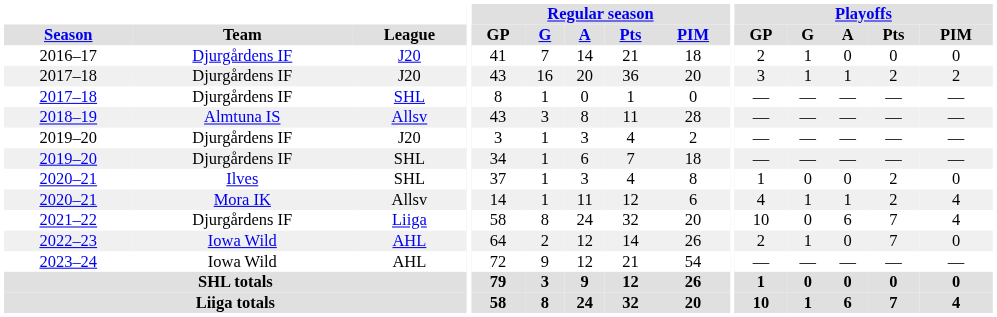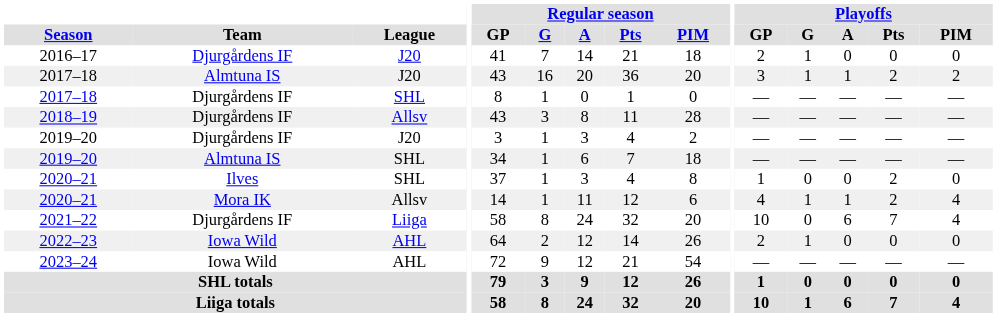(242, 76) Djurgårdens IF -> (242, 76) Almtuna IS
(242, 117) Almtuna IS -> (242, 117) Djurgårdens IF
(242, 158) Djurgårdens IF -> (242, 158) Almtuna IS
(893, 240) 7 -> (893, 240) 0
